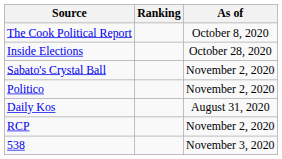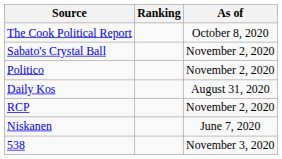- row: (45, 51)
+ row: (29, 126)
